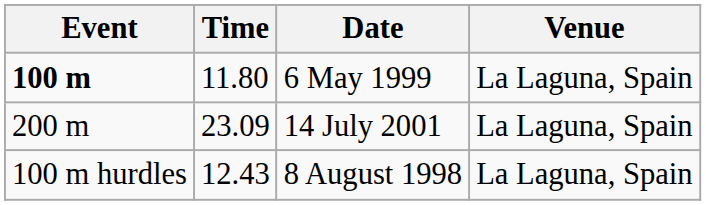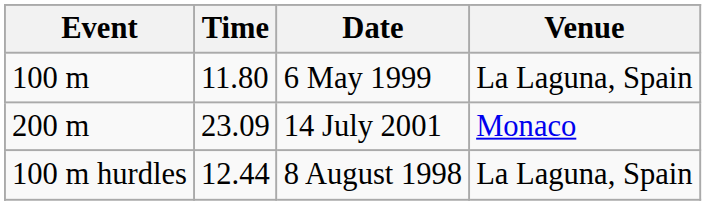(51, 77) bold -> (51, 77) normal
(584, 125) La Laguna, Spain -> (526, 125) Monaco
(235, 174) 12.43 -> (235, 174) 12.44
